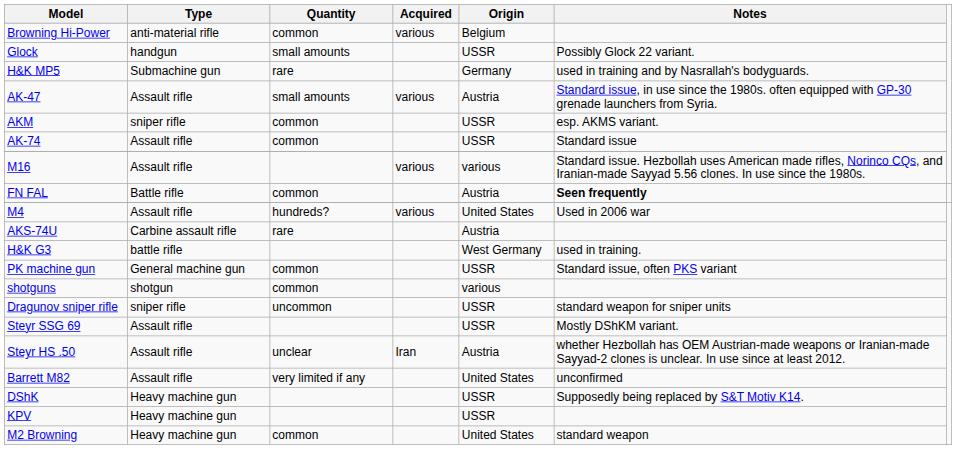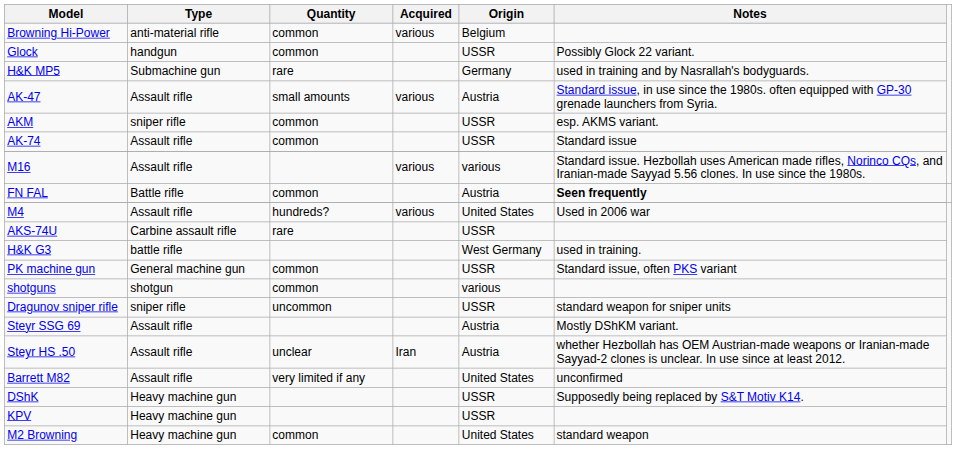(311, 52) small amounts -> (295, 52) common
(480, 231) Austria -> (478, 231) USSR
(478, 326) USSR -> (480, 326) Austria
